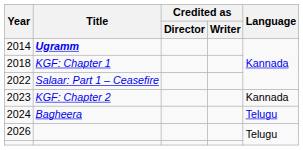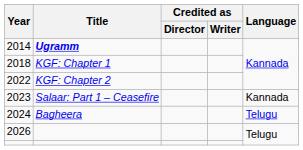(97, 81) Salaar: Part 1 – Ceasefire -> (73, 81) KGF: Chapter 2
(73, 98) KGF: Chapter 2 -> (97, 98) Salaar: Part 1 – Ceasefire
